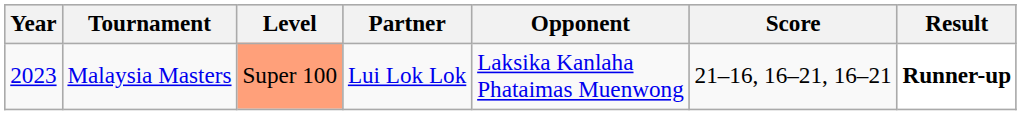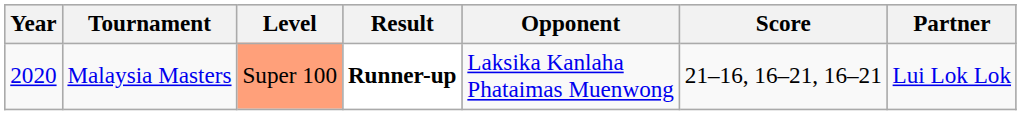columns swapped: (407, 24) <-> (957, 24)
(33, 75) 2023 -> (33, 75) 2020
